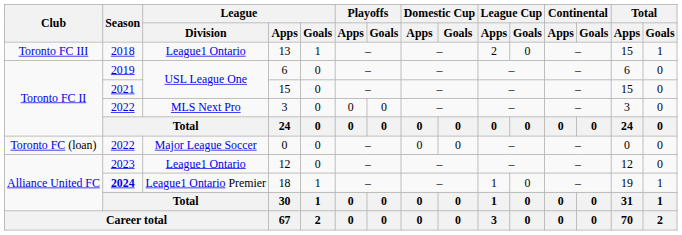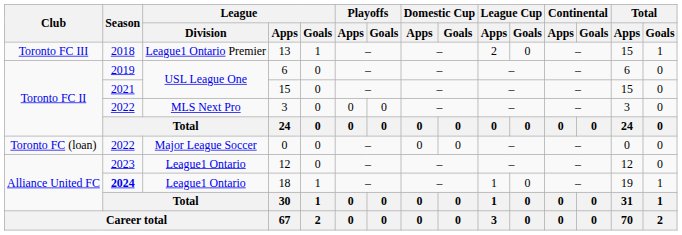(206, 51) League1 Ontario -> (206, 51) League1 Ontario Premier
(206, 182) League1 Ontario Premier -> (206, 182) League1 Ontario
